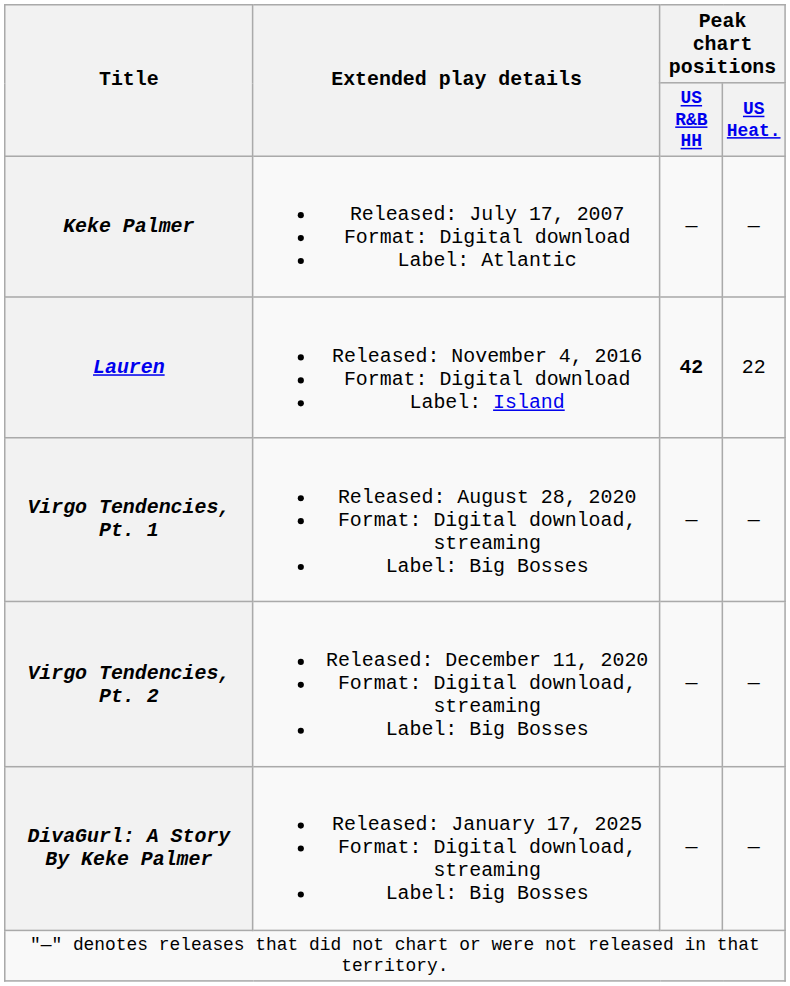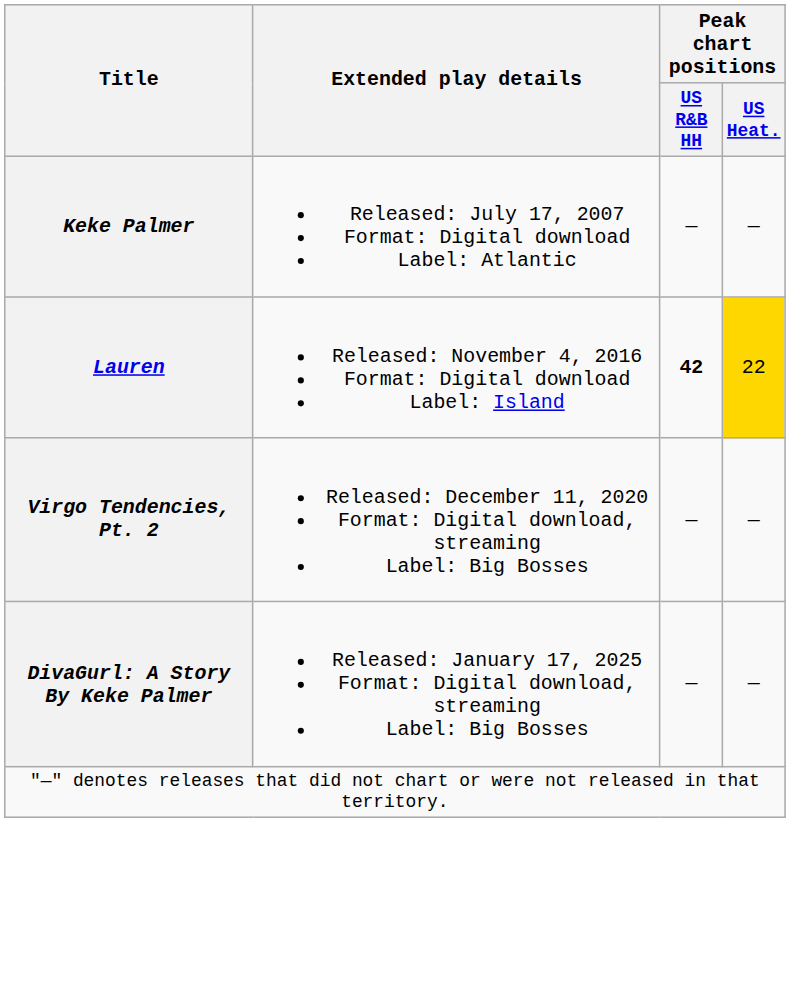(754, 368) no background -> (754, 368) gold background
- row: (129, 520)
